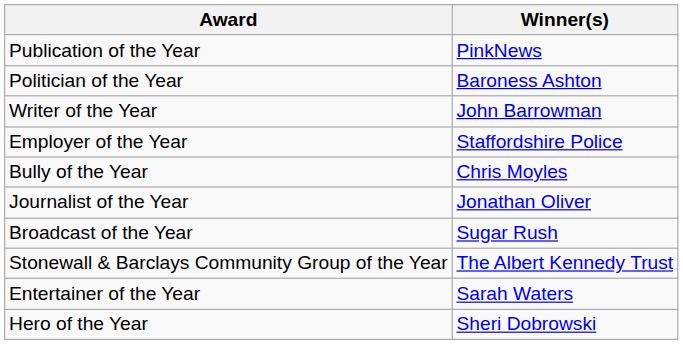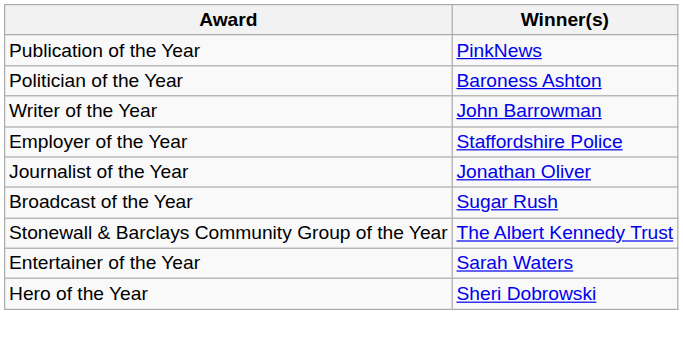- row: (78, 171)
